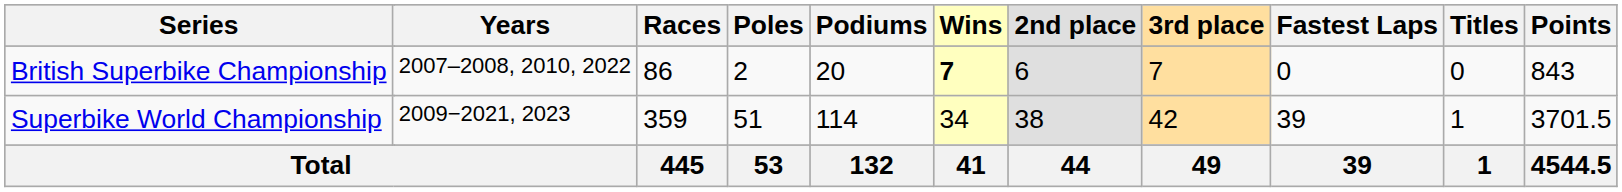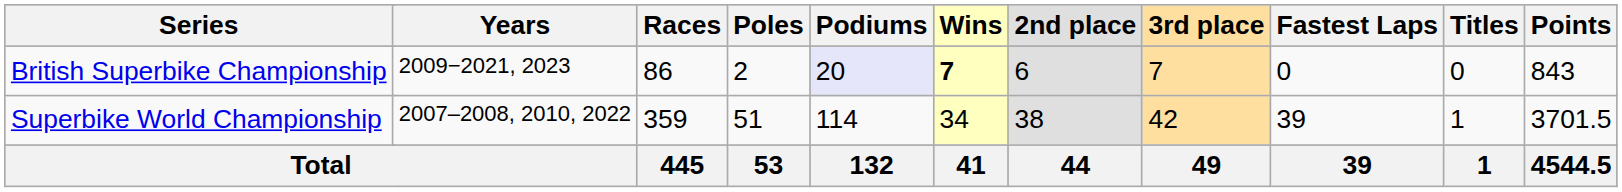(515, 65) 2007–2008, 2010, 2022 -> (485, 65) 2009−2021, 2023
(831, 70) no background -> (831, 70) lavender background
(485, 114) 2009−2021, 2023 -> (515, 114) 2007–2008, 2010, 2022
